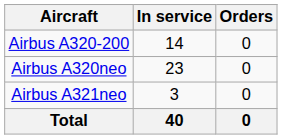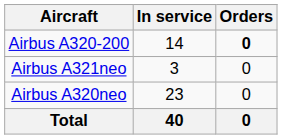(246, 43) normal -> (246, 43) bold
rows swapped: (69, 69) <-> (69, 95)
